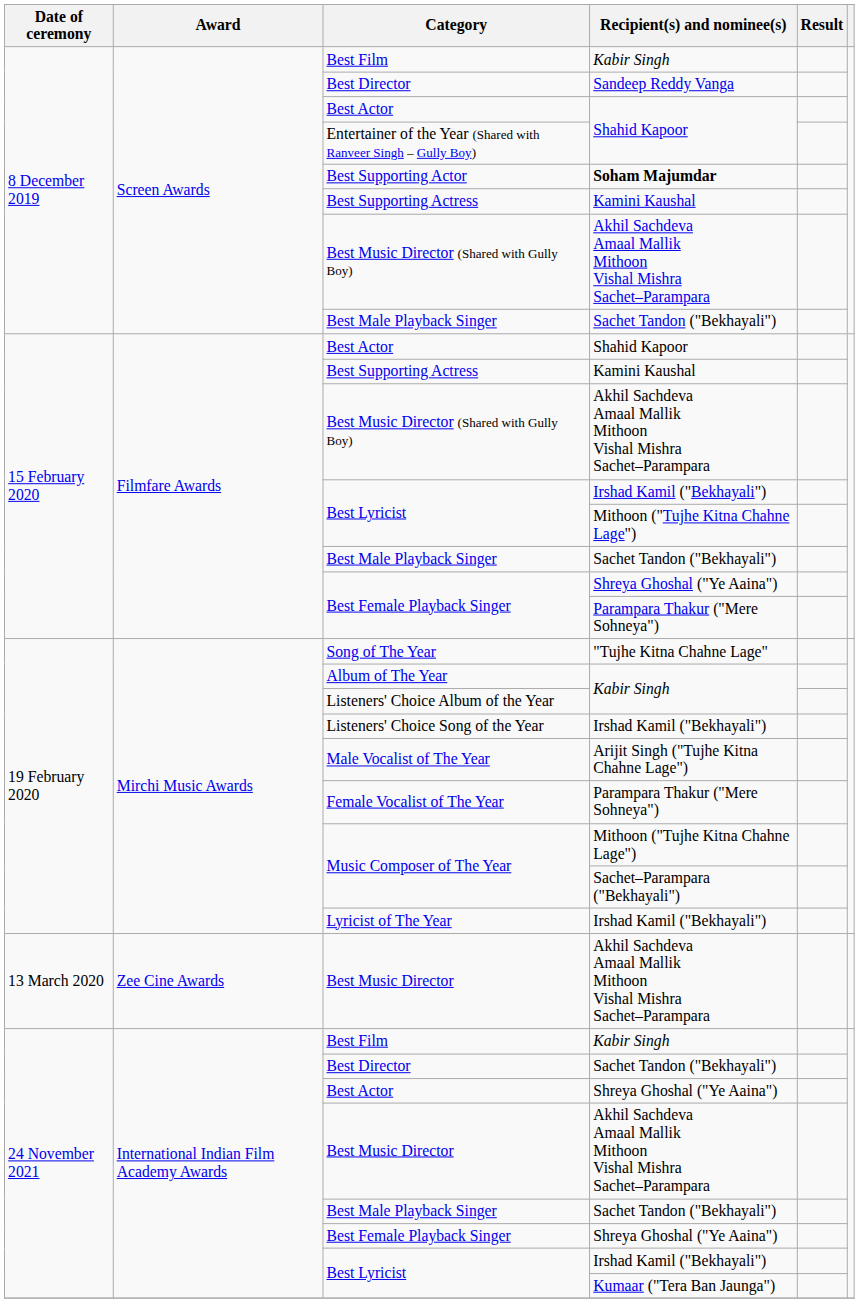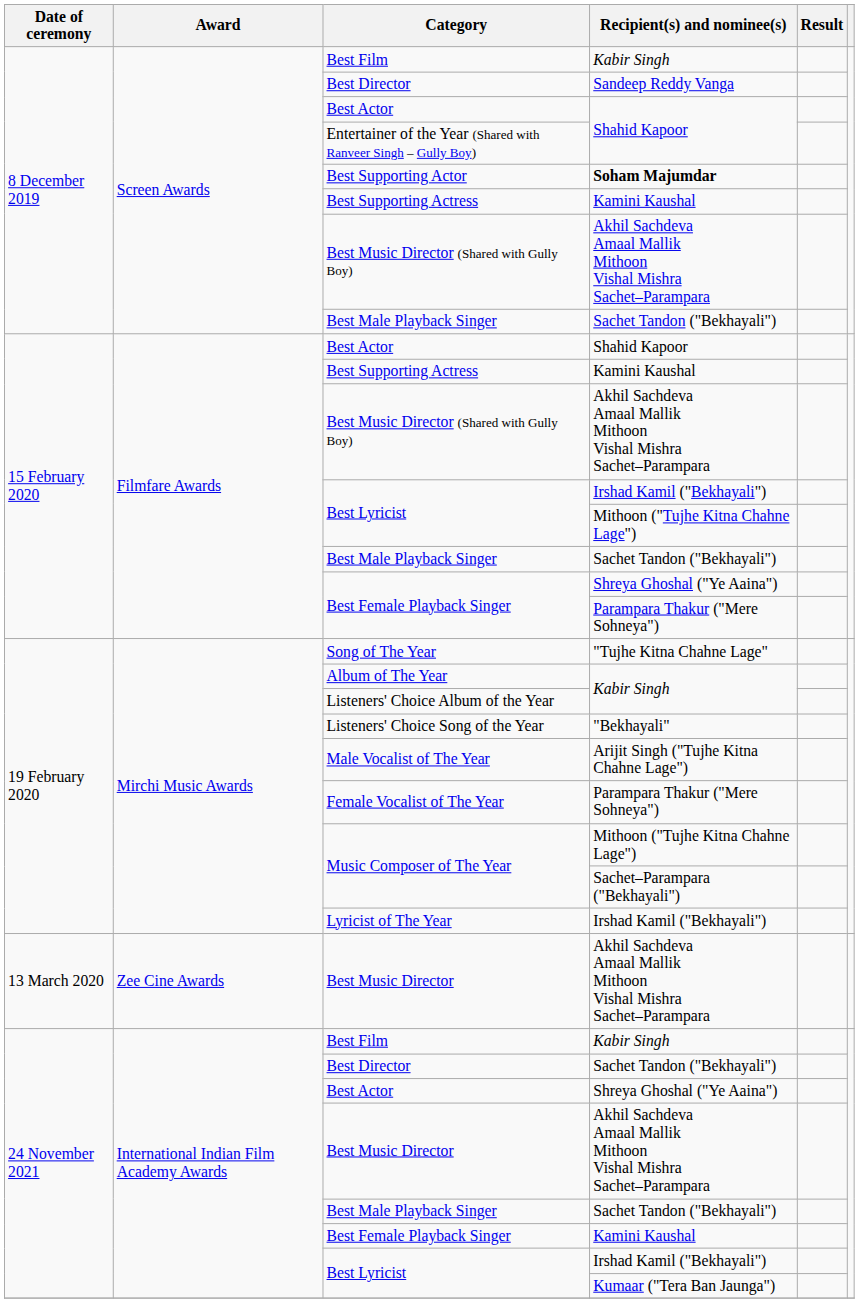(680, 725) Irshad Kamil ("Bekhayali") -> (631, 725) "Bekhayali"
(685, 1236) Shreya Ghoshal ("Ye Aaina") -> (644, 1236) Kamini Kaushal
